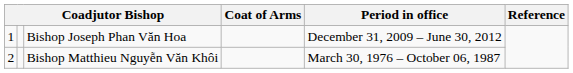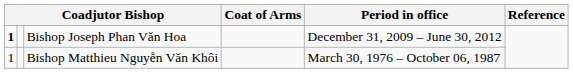(11, 36) normal -> (11, 36) bold
(11, 57) 2 -> (11, 57) 1
